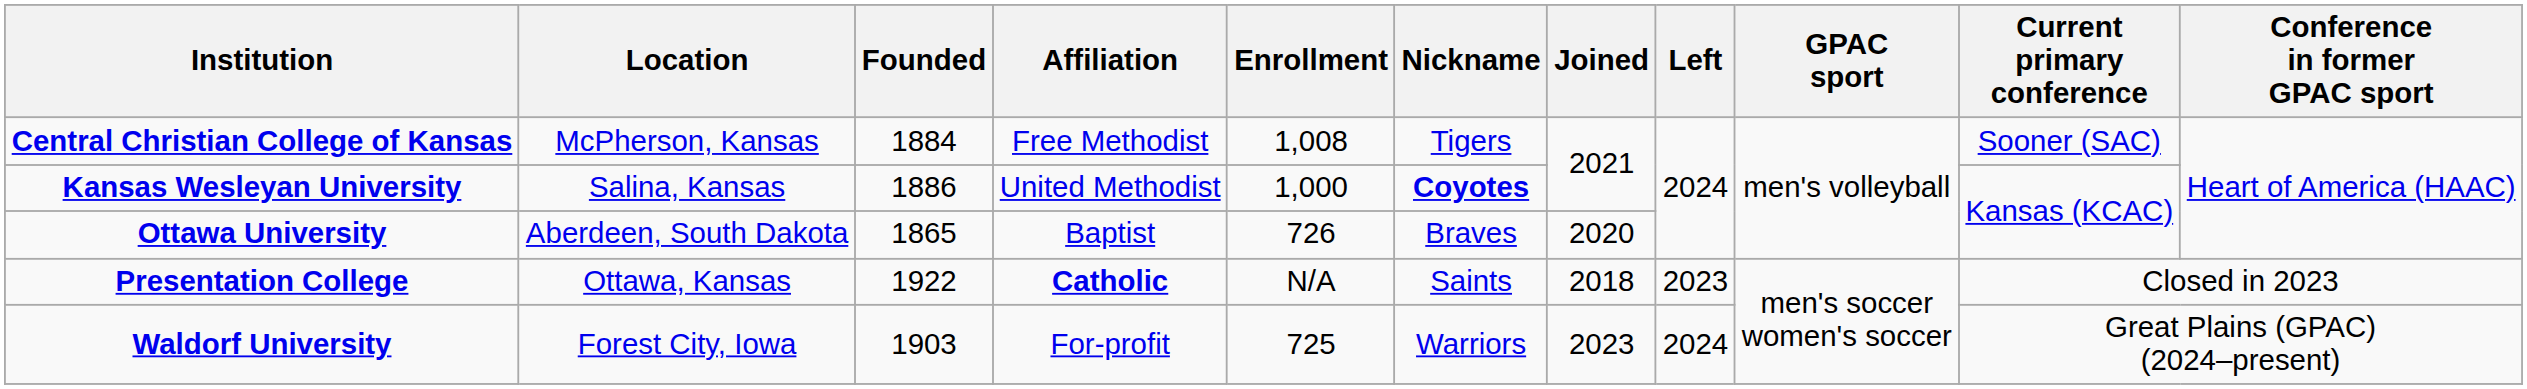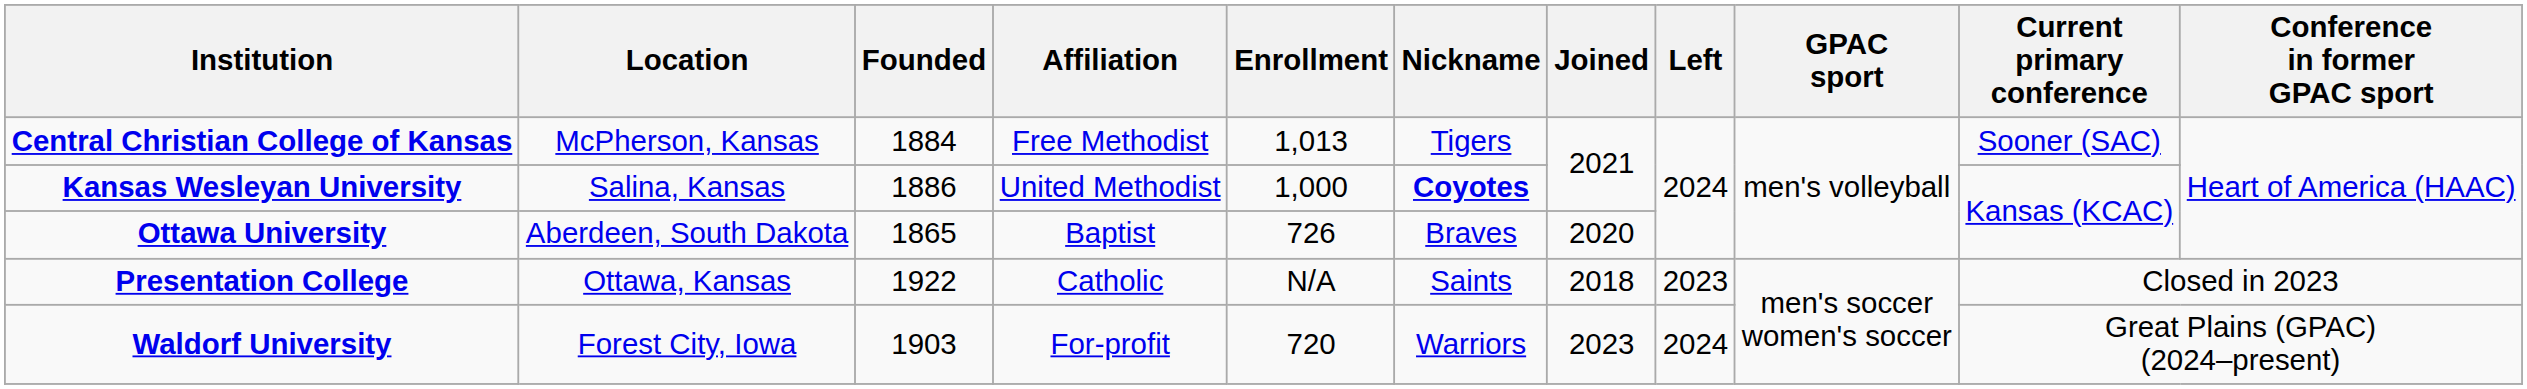(1311, 140) 1,008 -> (1311, 140) 1,013
(1110, 280) bold -> (1110, 280) normal
(1311, 344) 725 -> (1311, 344) 720
